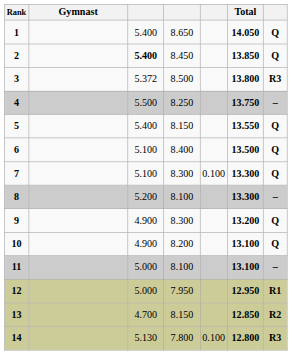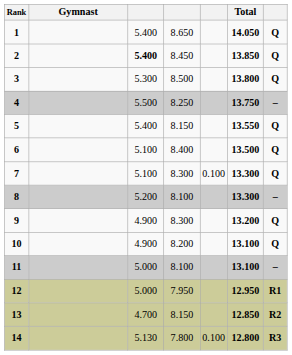(146, 79) 5.372 -> (146, 79) 5.300
(275, 79) R3 -> (275, 79) Q
